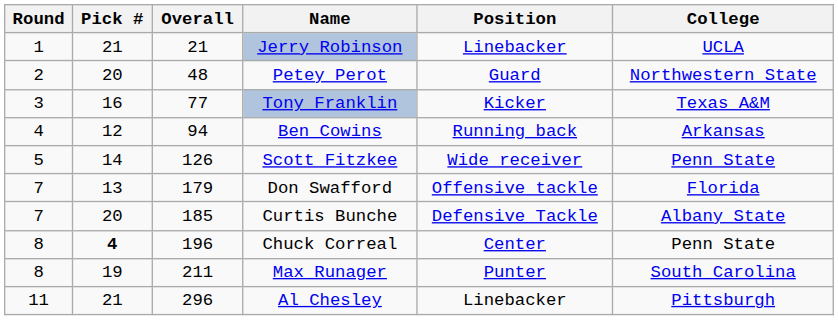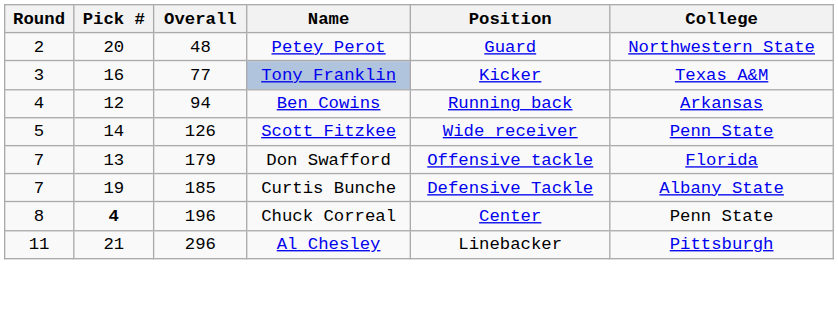- row: (330, 47)
(112, 216) 20 -> (114, 188) 19
- row: (330, 272)
